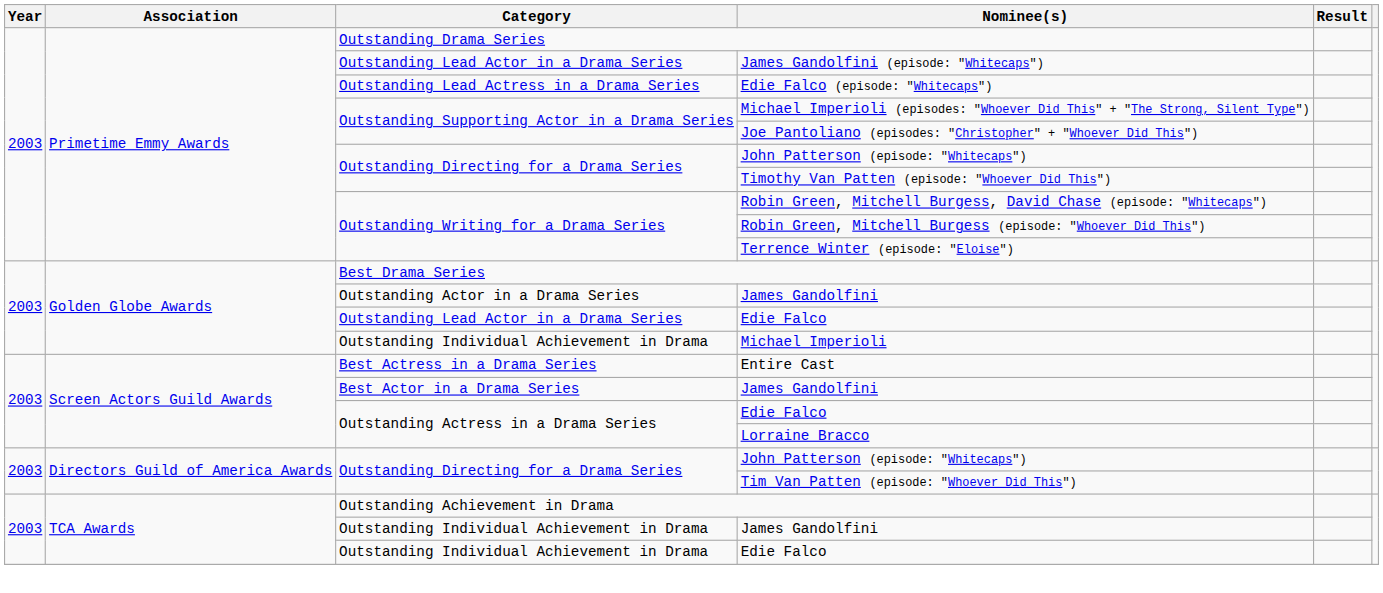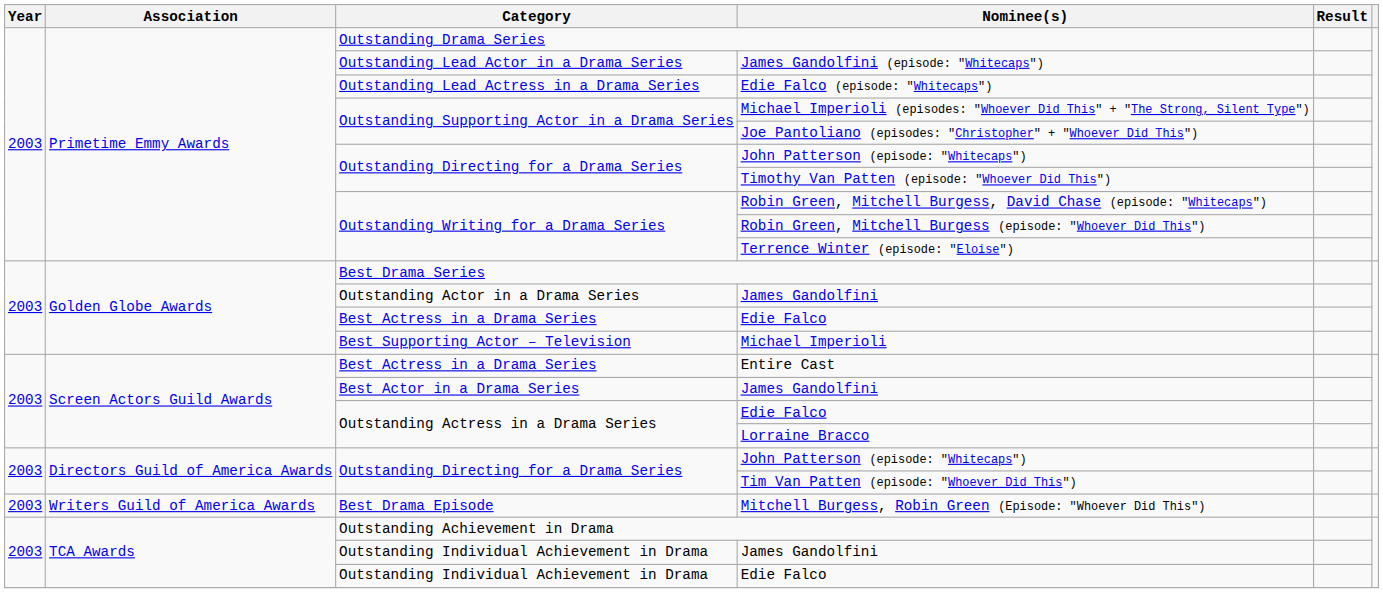(511, 319) Outstanding Lead Actor in a Drama Series -> (468, 319) Best Actress in a Drama Series
(524, 342) Outstanding Individual Achievement in Drama -> (485, 342) Best Supporting Actor – Television
+ row: (182, 506)
